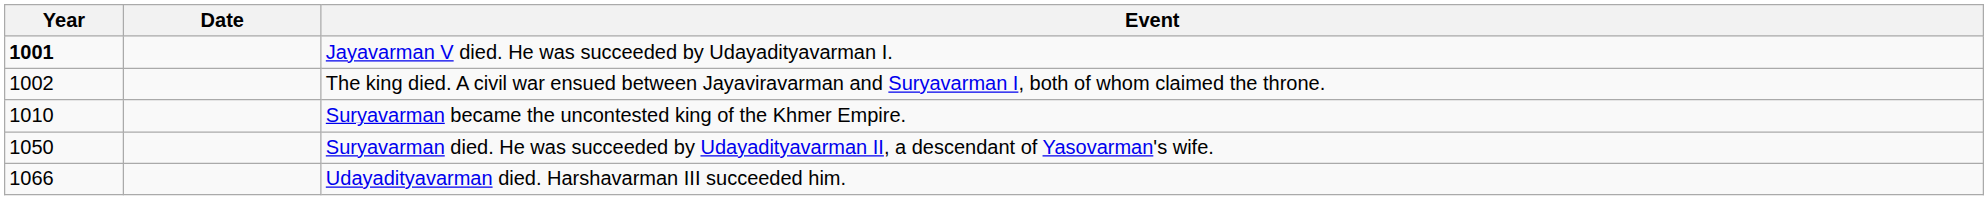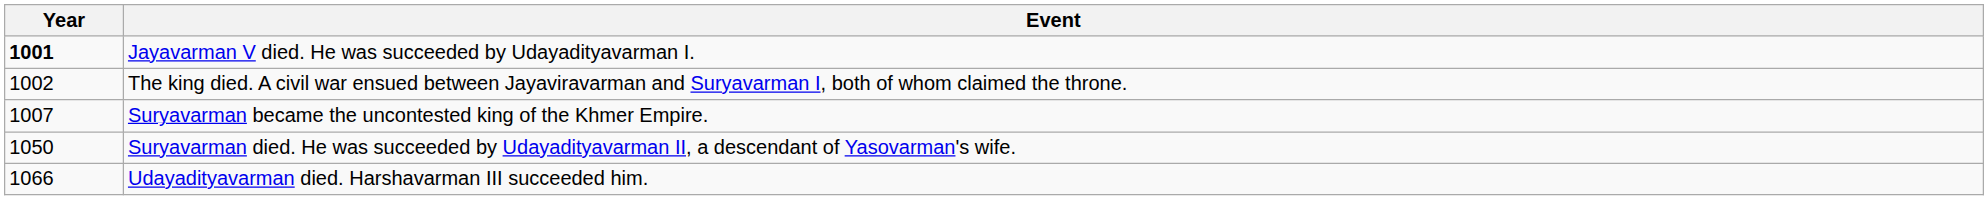- column: (222, 20)
(31, 115) 1010 -> (31, 115) 1007
